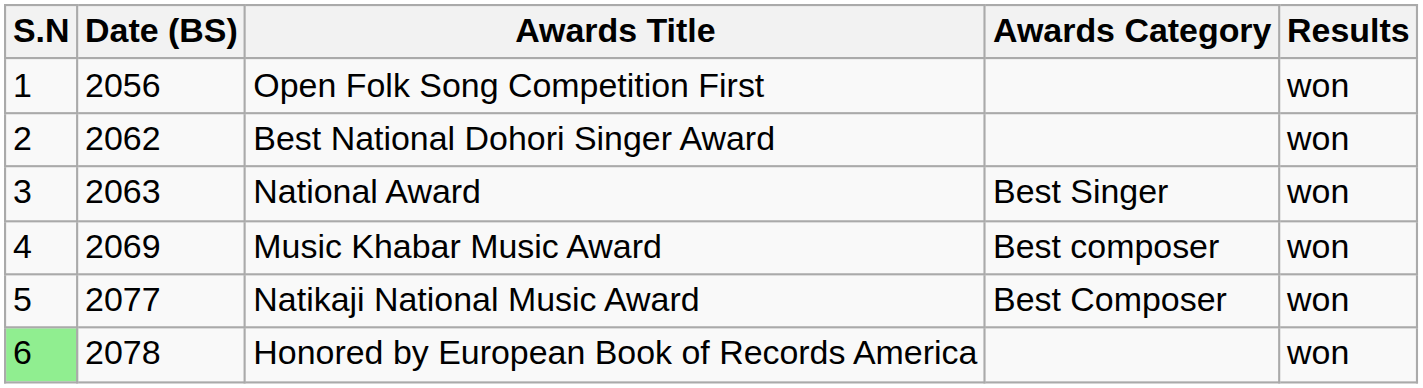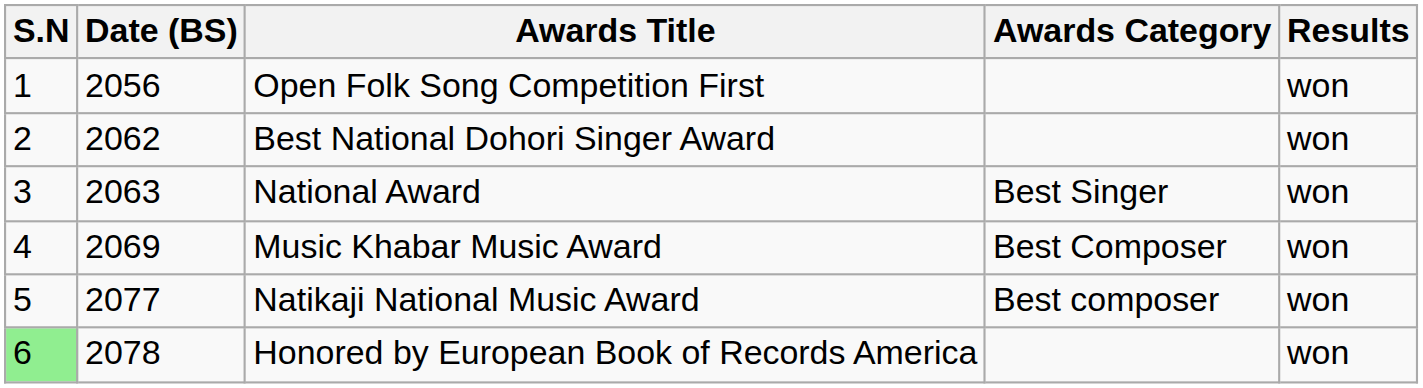(1106, 246) Best composer -> (1110, 246) Best Composer
(1110, 300) Best Composer -> (1106, 300) Best composer
